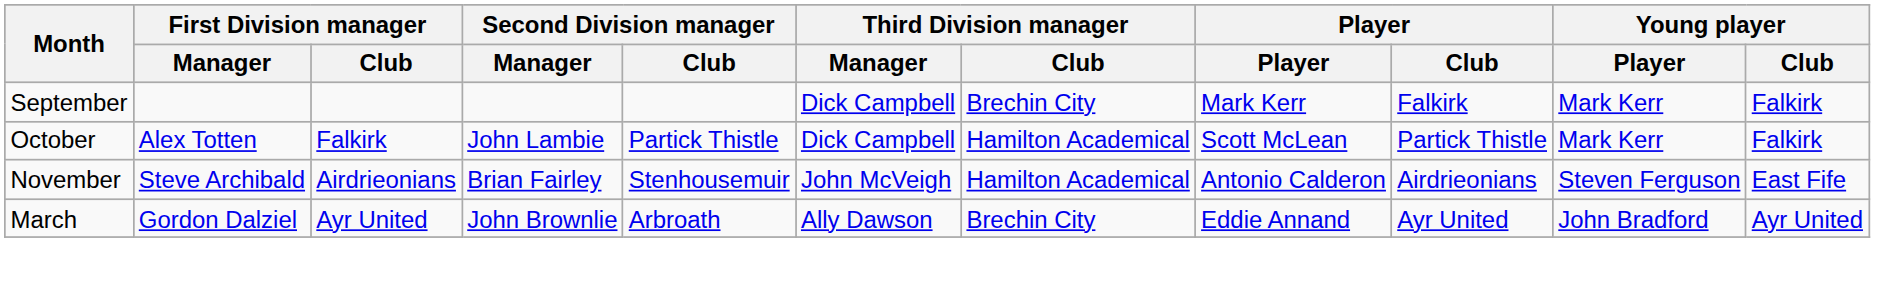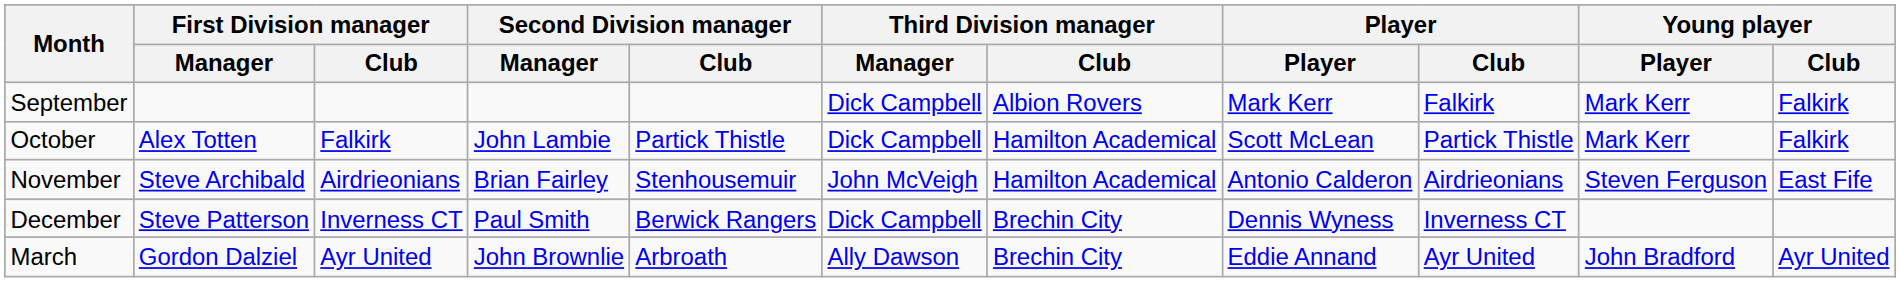(1031, 102) Brechin City -> (1067, 102) Albion Rovers
+ row: (66, 218)
